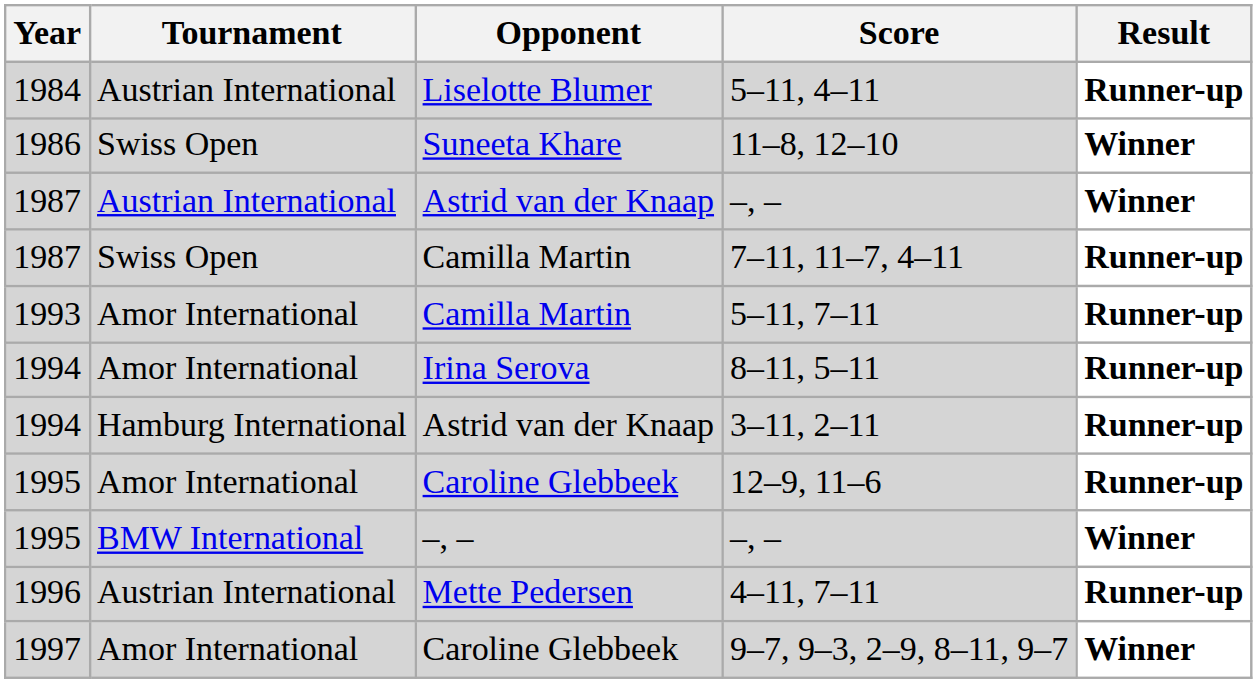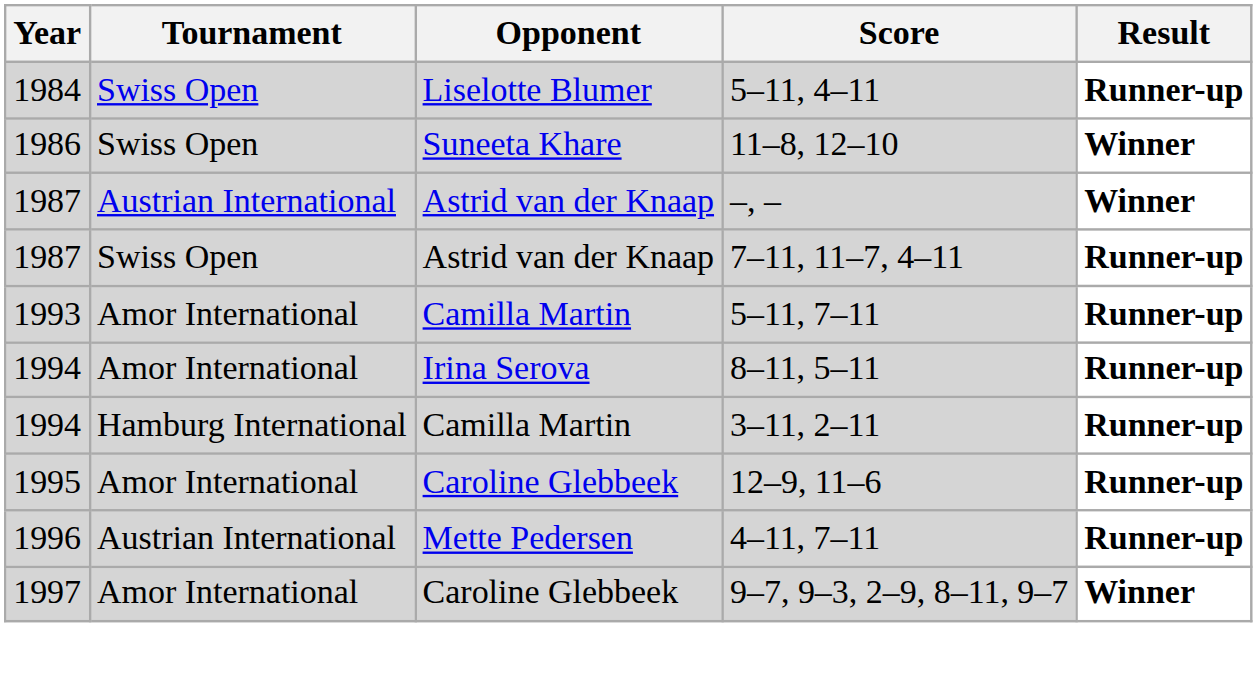(246, 88) Austrian International -> (178, 88) Swiss Open
(527, 257) Camilla Martin -> (568, 257) Astrid van der Knaap
(568, 425) Astrid van der Knaap -> (527, 425) Camilla Martin
- row: (47, 537)
